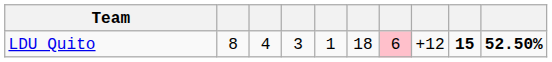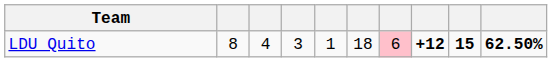(430, 44) normal -> (430, 44) bold
(514, 44) 52.50% -> (514, 44) 62.50%
